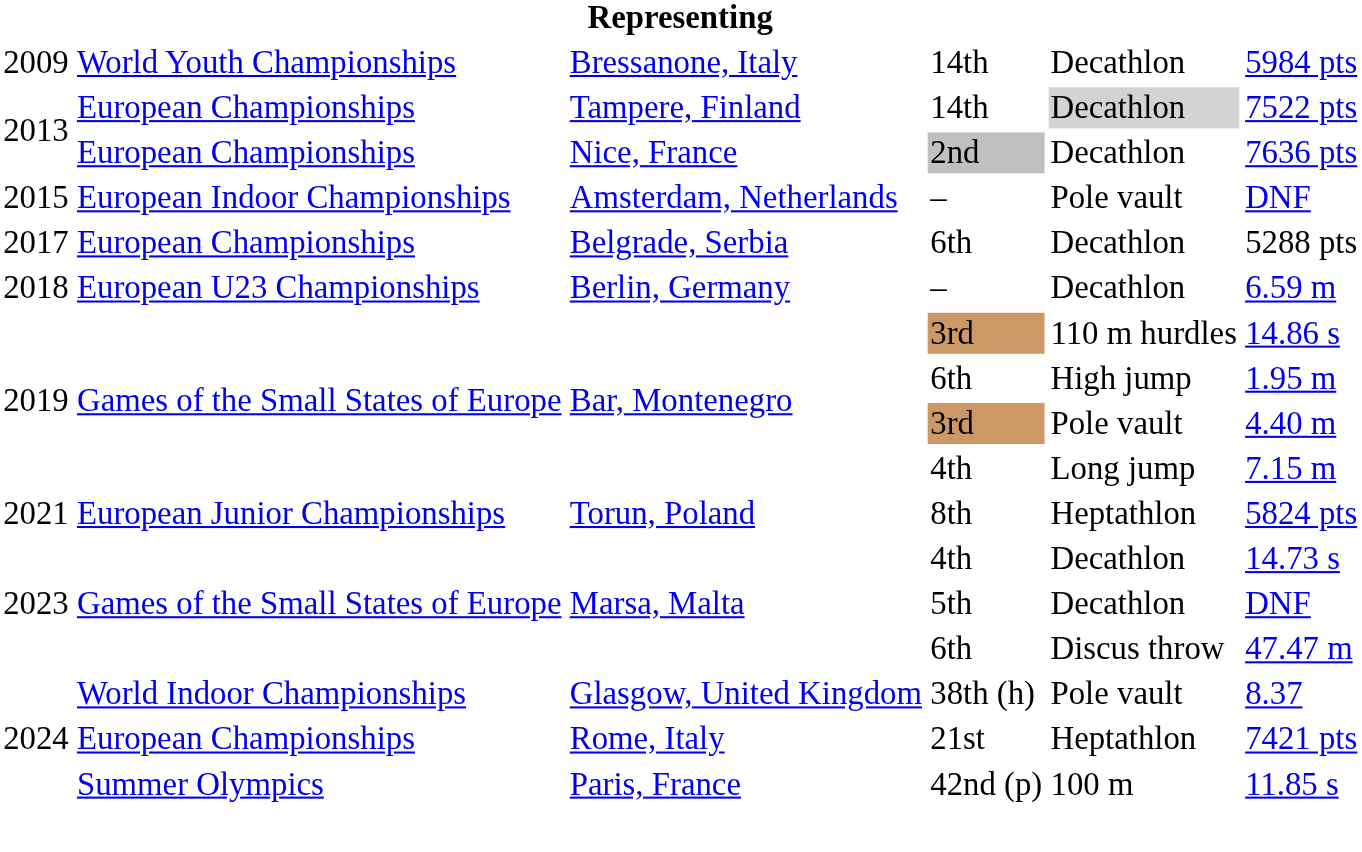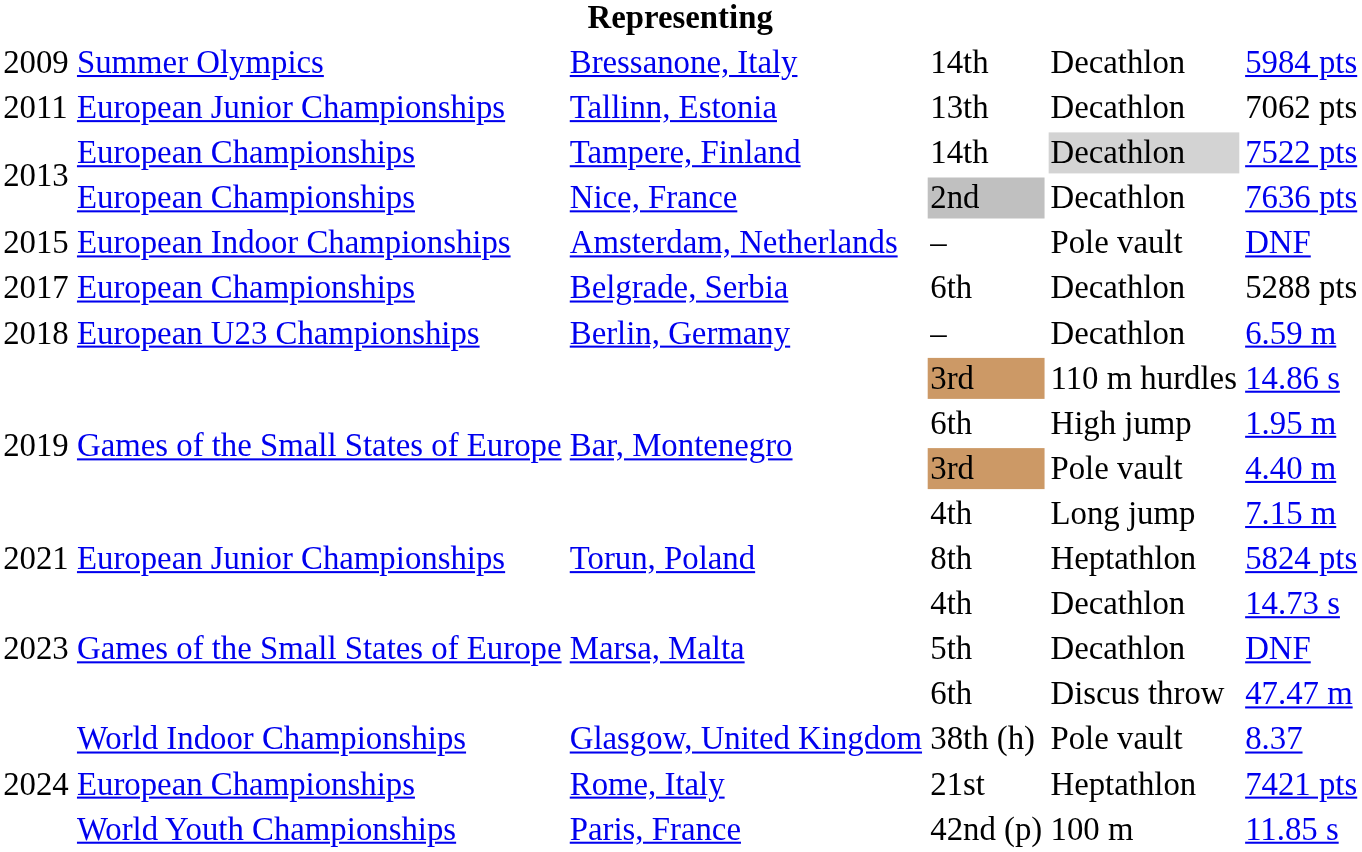(267, 62) World Youth Championships -> (200, 62) Summer Olympics
+ row: (673, 107)
(200, 783) Summer Olympics -> (267, 828) World Youth Championships
